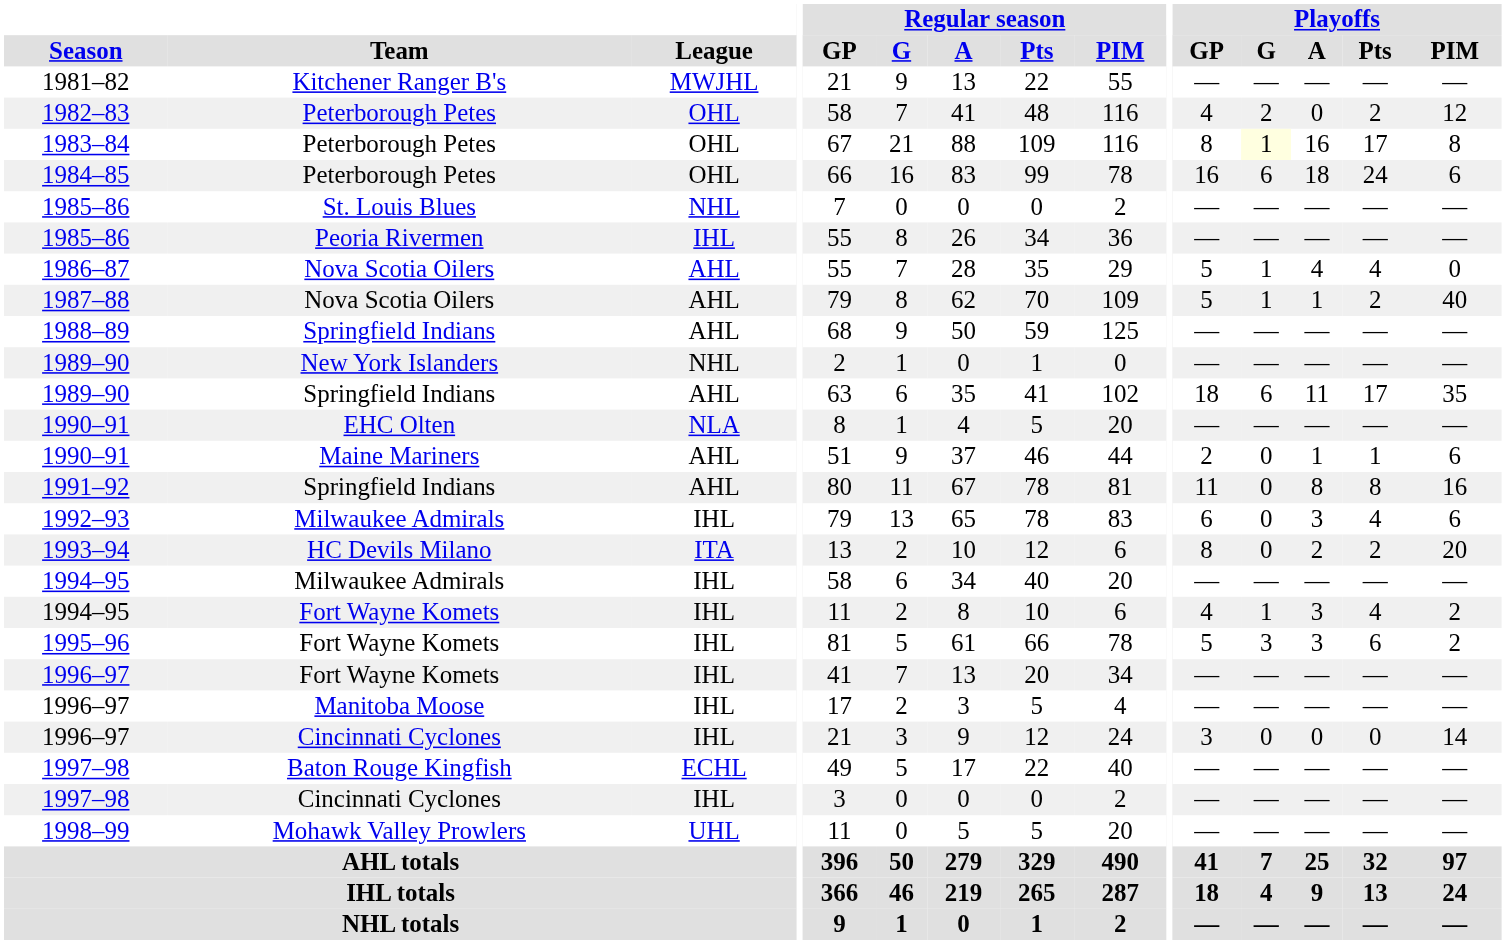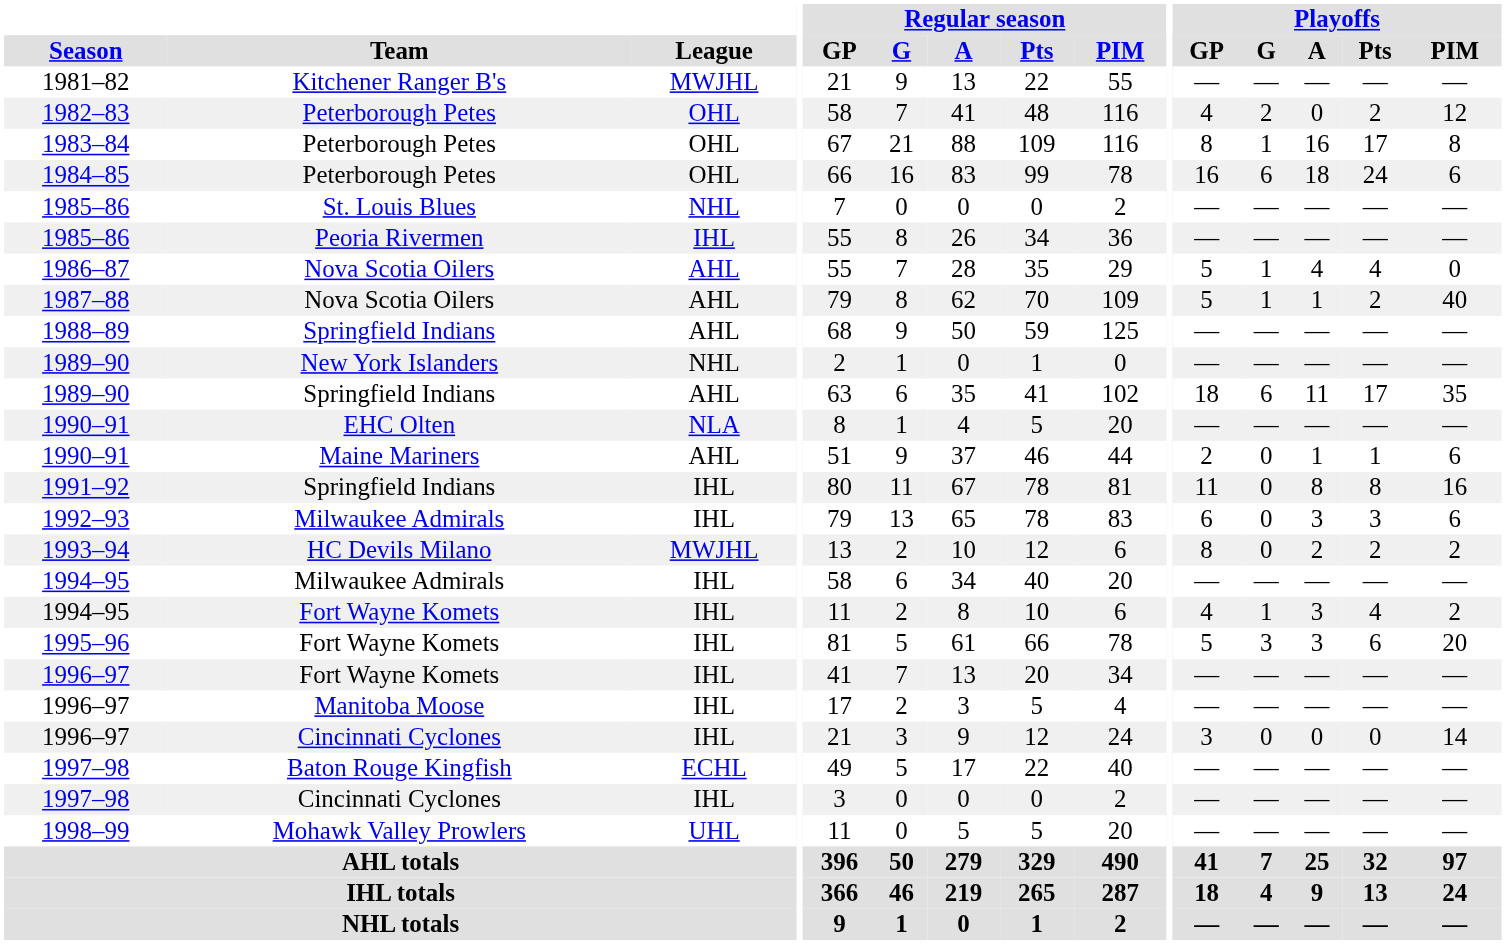(1266, 144) lightyellow background -> (1266, 144) no background
(714, 487) AHL -> (714, 487) IHL
(1375, 518) 4 -> (1375, 518) 3
(714, 549) ITA -> (714, 549) MWJHL
(1455, 549) 20 -> (1455, 549) 2
(1455, 643) 2 -> (1455, 643) 20
